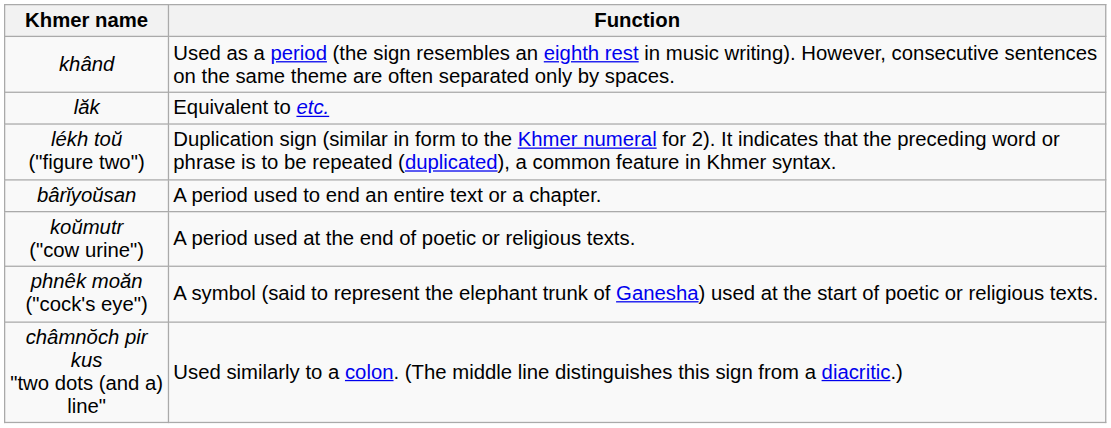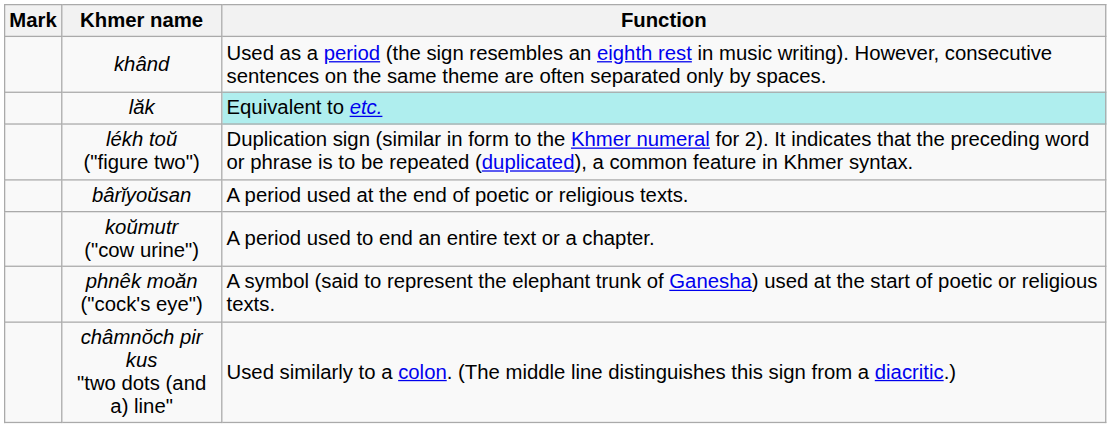+ column: (33, 20)
(251, 107) no background -> (304, 107) paleturquoise background
(387, 195) A period used to end an entire text or a chapter. -> (458, 195) A period used at the end of poetic or religious texts.
(404, 238) A period used at the end of poetic or religious texts. -> (441, 238) A period used to end an entire text or a chapter.
